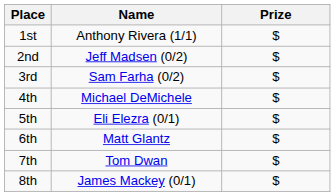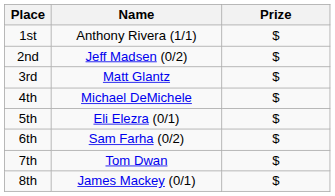(136, 77) Sam Farha (0/2) -> (136, 77) Matt Glantz
(136, 139) Matt Glantz -> (136, 139) Sam Farha (0/2)
